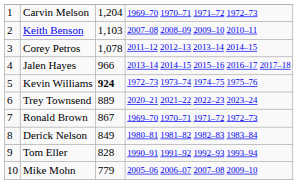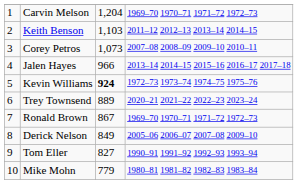(192, 30) 2007–08 2008–09 2009–10 2010–11 -> (192, 30) 2011–12 2012–13 2013–14 2014–15
(110, 48) 1,078 -> (110, 48) 1,073
(192, 48) 2011–12 2012–13 2013–14 2014–15 -> (192, 48) 2007–08 2008–09 2009–10 2010–11
(192, 135) 1980–81 1981–82 1982–83 1983–84 -> (192, 135) 2005–06 2006–07 2007–08 2009–10
(106, 153) 828 -> (106, 153) 827
(192, 170) 2005–06 2006–07 2007–08 2009–10 -> (192, 170) 1980–81 1981–82 1982–83 1983–84
